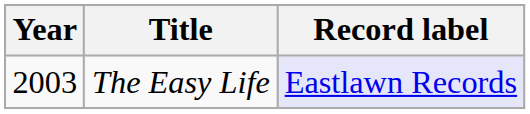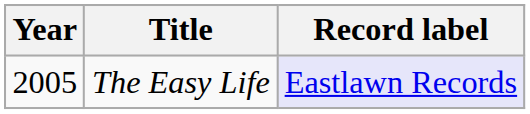(45, 81) 2003 -> (45, 81) 2005
